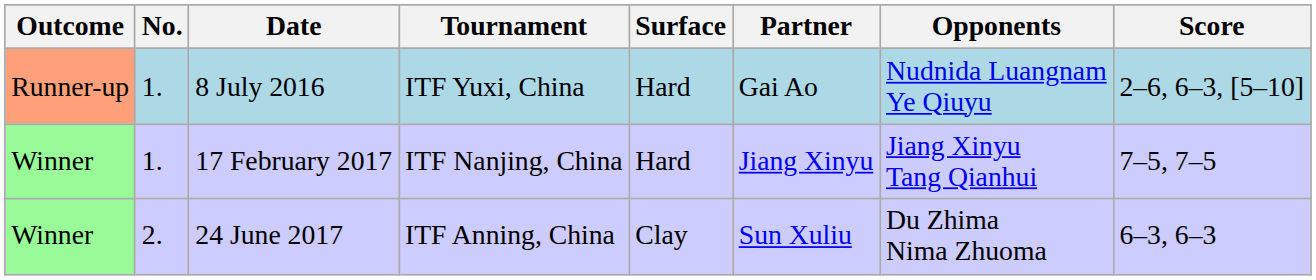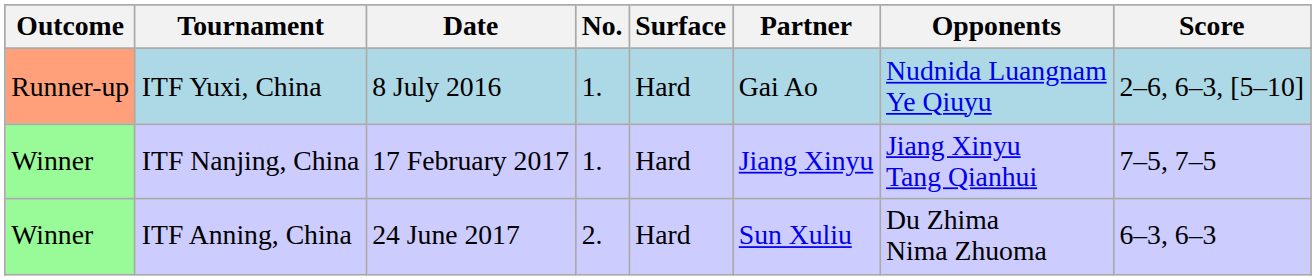columns swapped: (162, 26) <-> (514, 26)
(661, 235) Clay -> (663, 235) Hard
